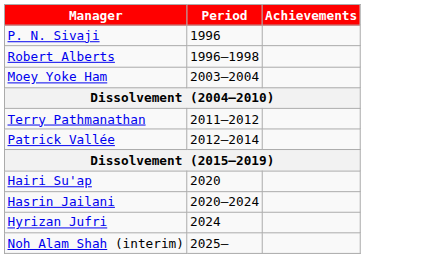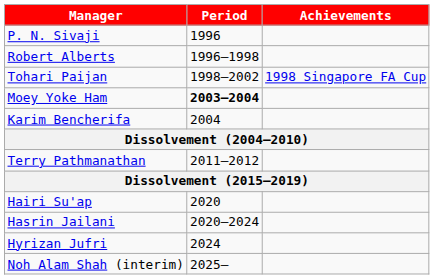+ row: (57, 77)
(225, 77) normal -> (225, 98) bold
+ row: (69, 119)
- row: (61, 139)
